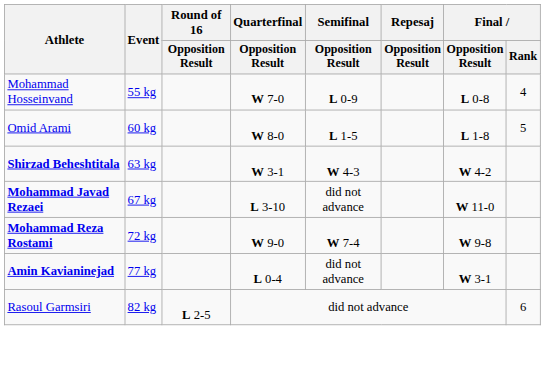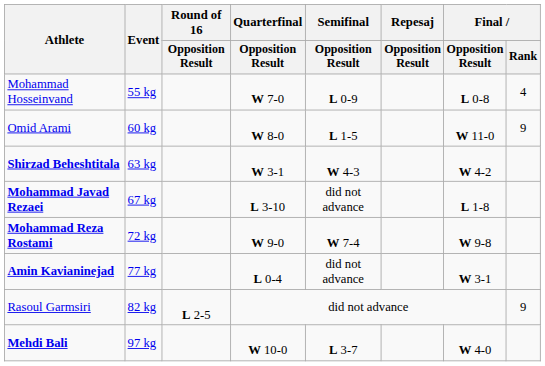(475, 135) L 1-8 -> (475, 135) W 11-0
(523, 128) 5 -> (523, 128) 9
(475, 207) W 11-0 -> (475, 207) L 1-8
(523, 307) 6 -> (523, 307) 9
+ row: (37, 343)
